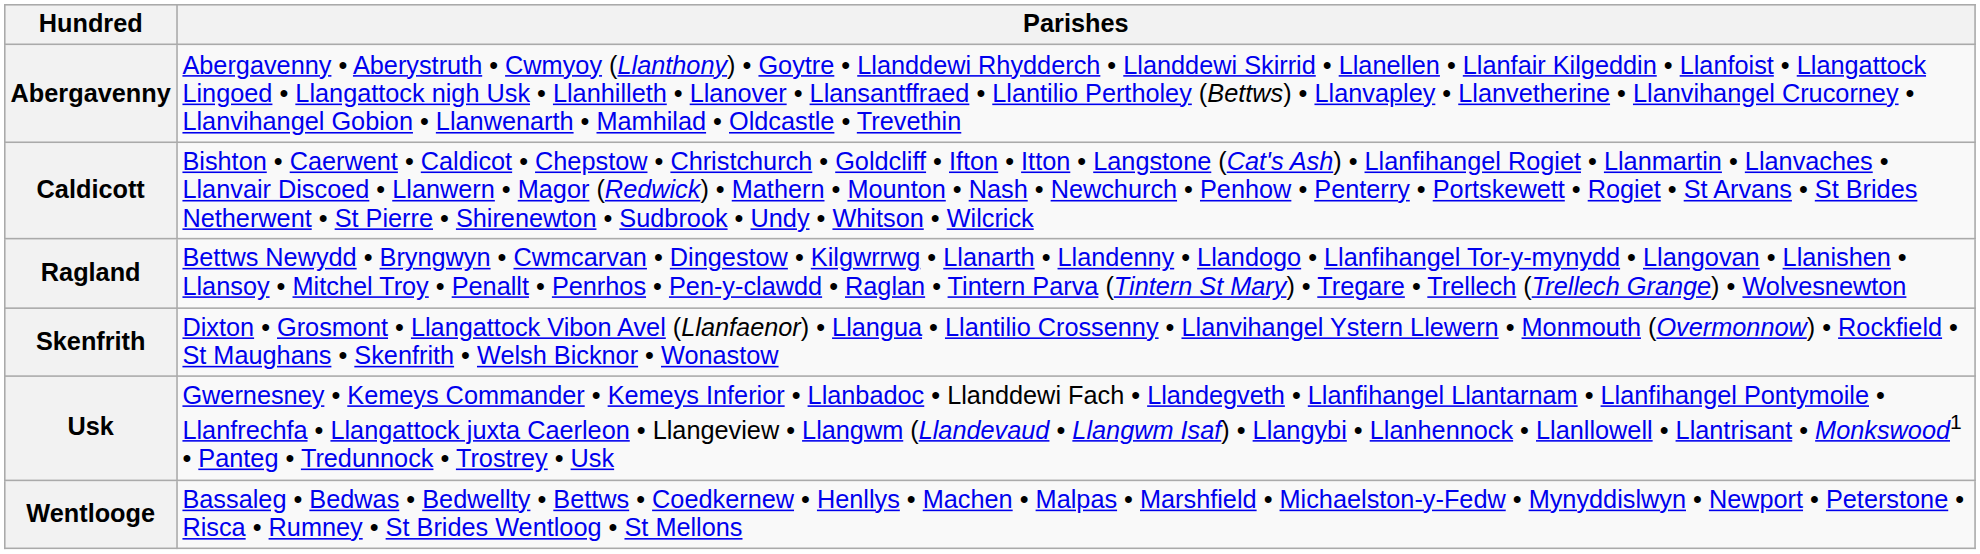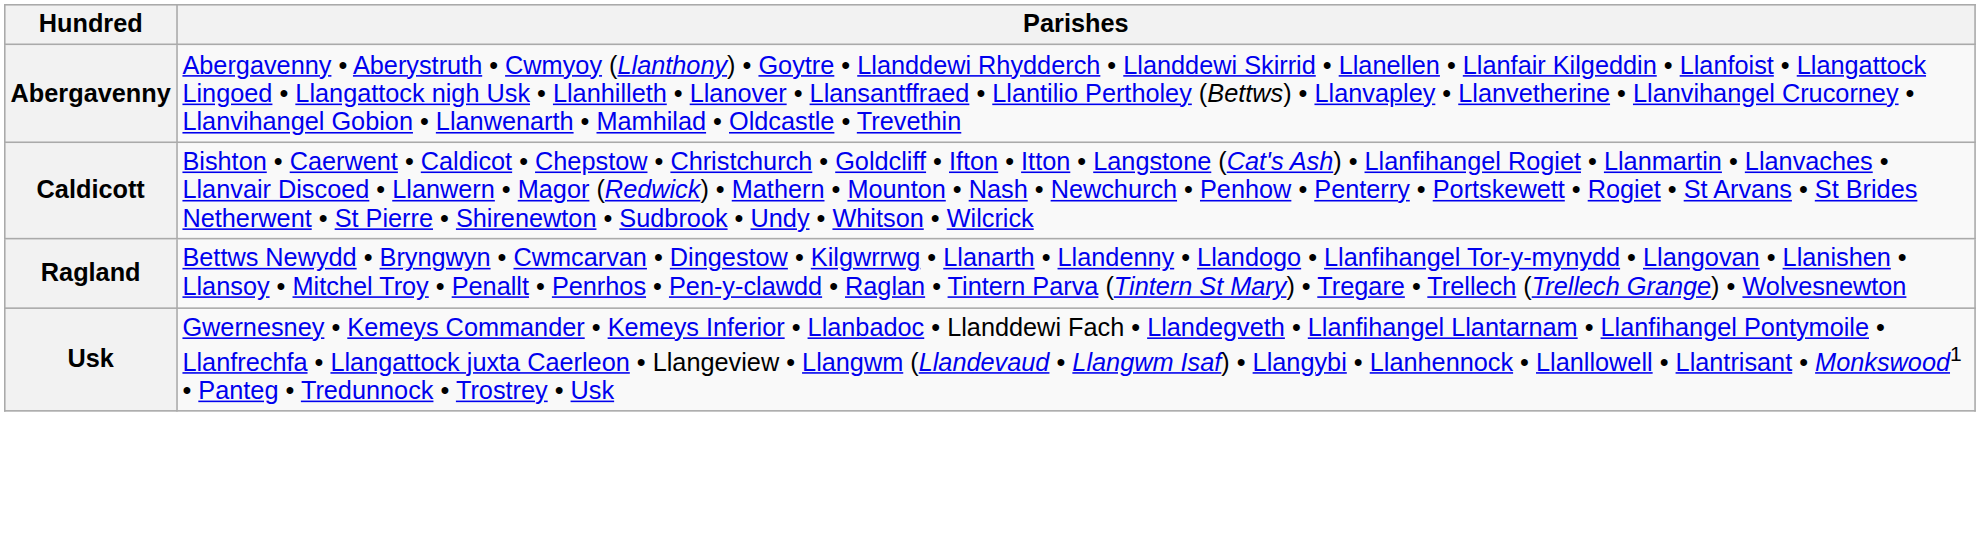- row: (91, 341)
- row: (91, 513)
